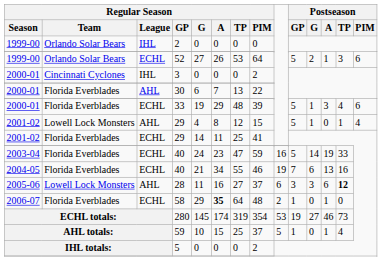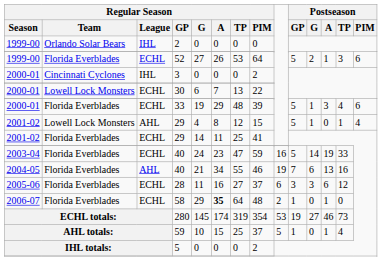(85, 59) Orlando Solar Bears -> (82, 59) Florida Everblades
(82, 91) Florida Everblades -> (89, 91) Lowell Lock Monsters
(149, 91) AHL -> (152, 91) ECHL
(152, 169) ECHL -> (149, 169) AHL
(89, 185) Lowell Lock Monsters -> (82, 185) Florida Everblades
(149, 185) AHL -> (152, 185) ECHL
(343, 185) bold -> (343, 185) normal
